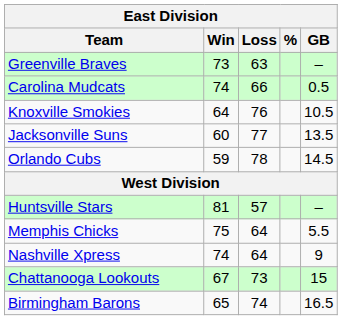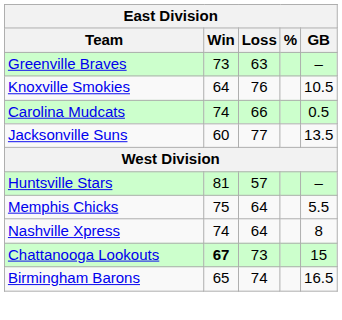rows swapped: (66, 87) <-> (69, 111)
- row: (54, 159)
(319, 254) 9 -> (319, 231) 8
(221, 278) normal -> (221, 254) bold
